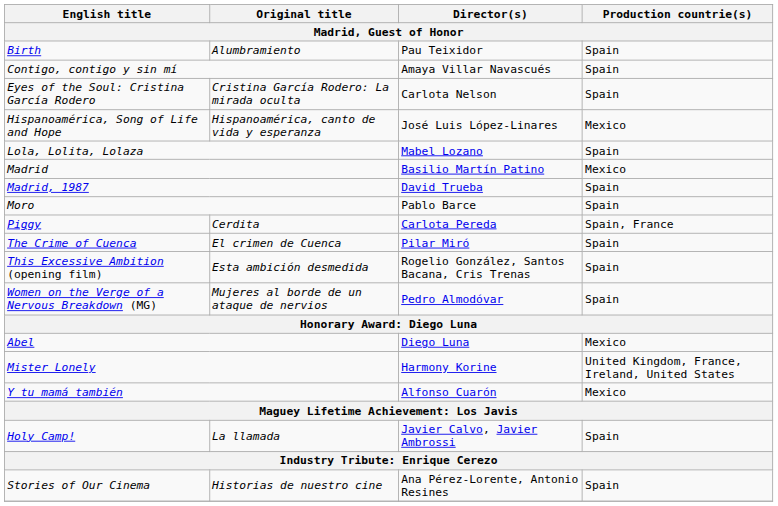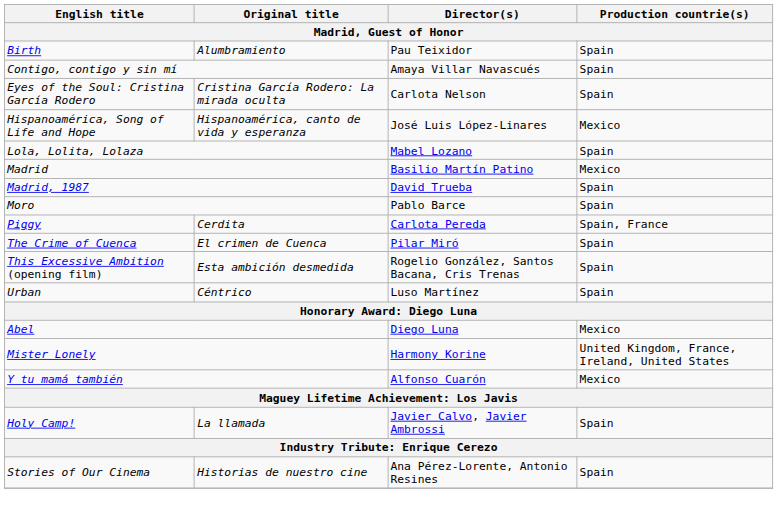+ row: (24, 292)
- row: (85, 299)
